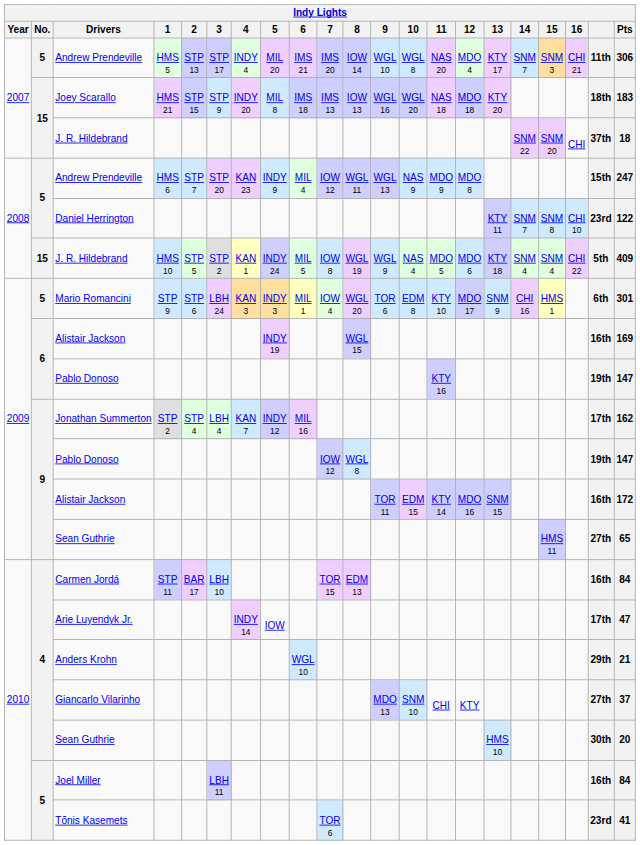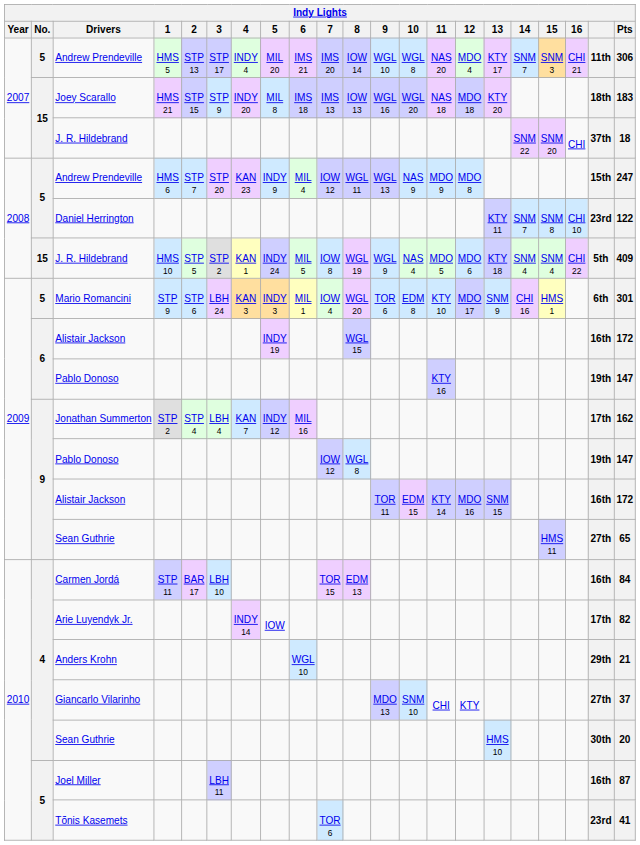(625, 339) 169 -> (625, 339) 172
(625, 620) 47 -> (625, 620) 82
(625, 780) 84 -> (625, 780) 87
